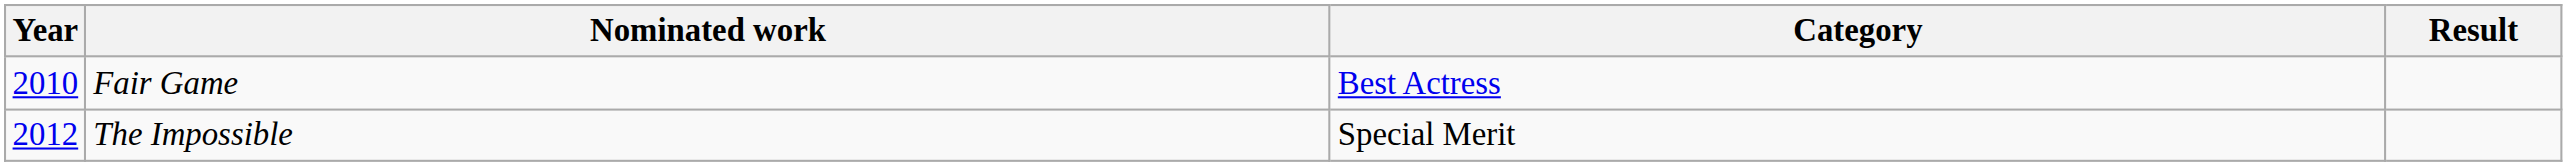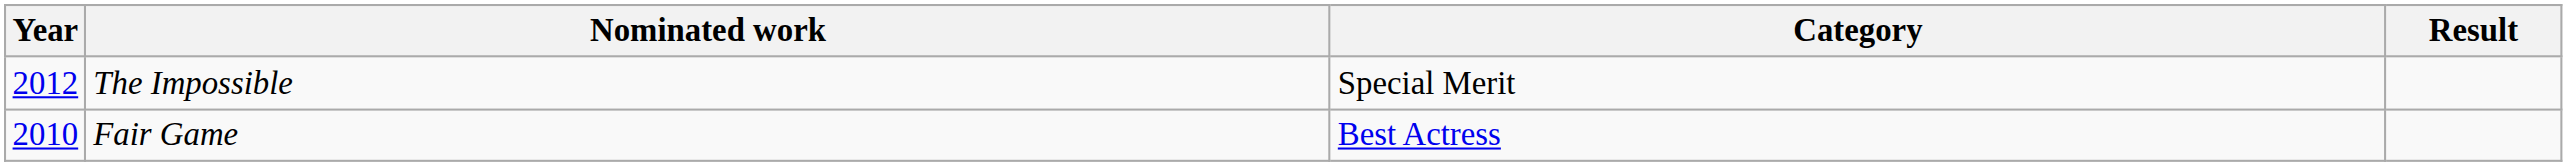rows swapped: (166, 82) <-> (193, 134)
